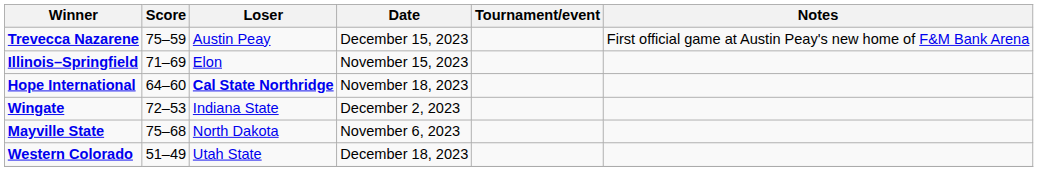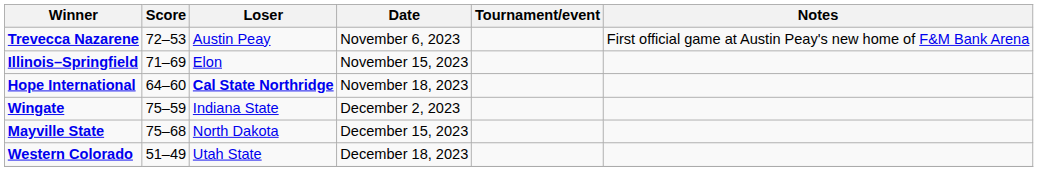(166, 39) 75–59 -> (166, 39) 72–53
(404, 39) December 15, 2023 -> (400, 39) November 6, 2023
(166, 108) 72–53 -> (166, 108) 75–59
(400, 131) November 6, 2023 -> (404, 131) December 15, 2023
